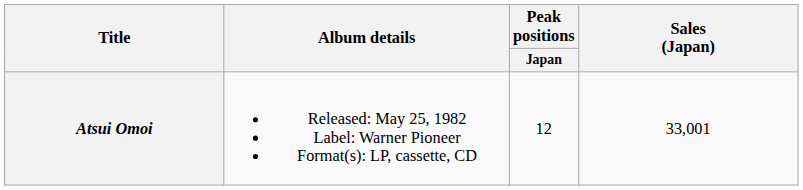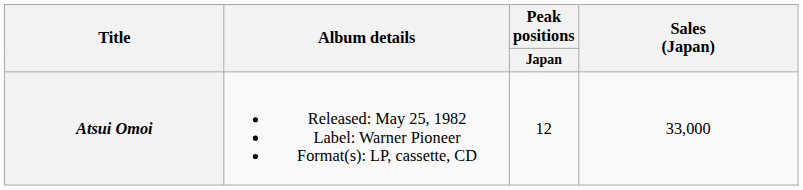(688, 128) 33,001 -> (688, 128) 33,000
